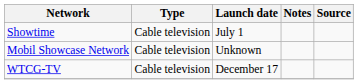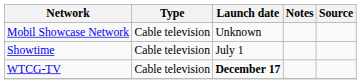rows swapped: (68, 50) <-> (31, 32)
(247, 69) normal -> (248, 69) bold
